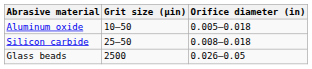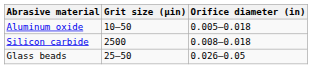(118, 41) 25–50 -> (115, 41) 2500
(115, 56) 2500 -> (118, 56) 25–50
